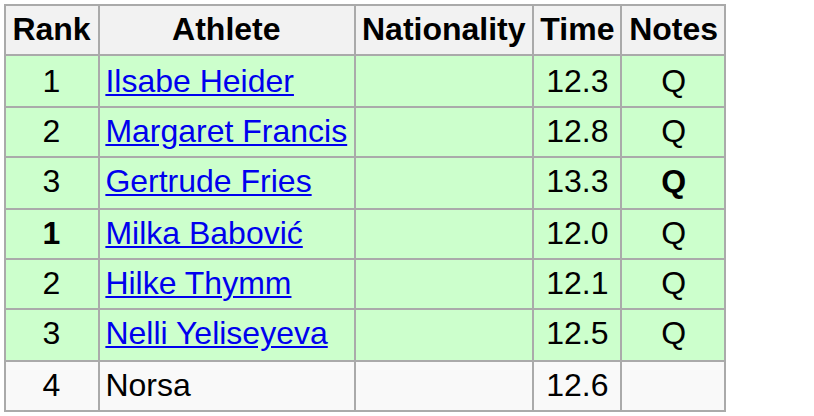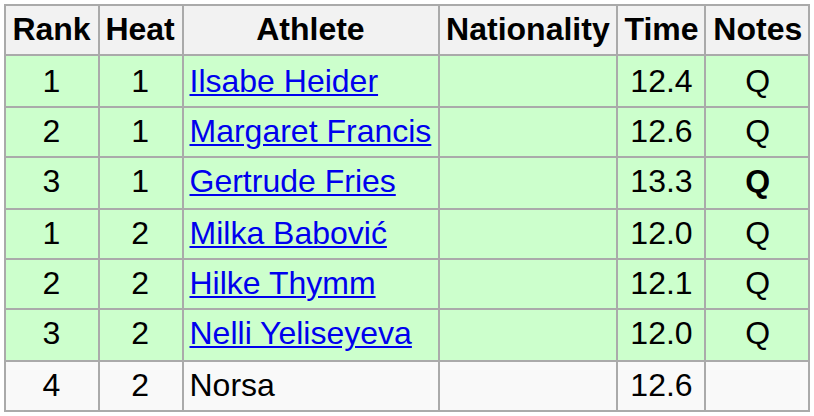+ column: (140, 29)
(577, 80) 12.3 -> (661, 80) 12.4
(577, 131) 12.8 -> (661, 131) 12.6
(52, 232) bold -> (52, 232) normal
(577, 334) 12.5 -> (661, 334) 12.0
